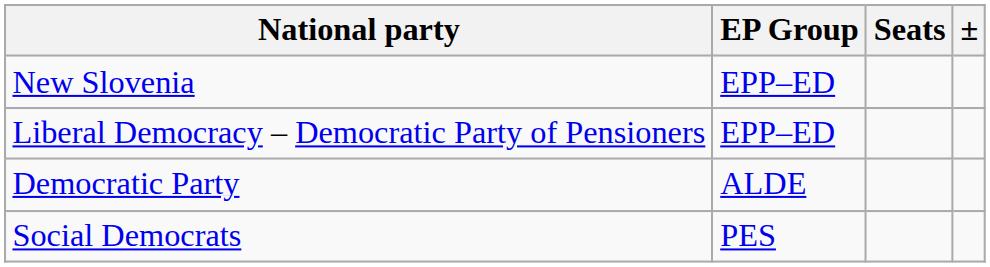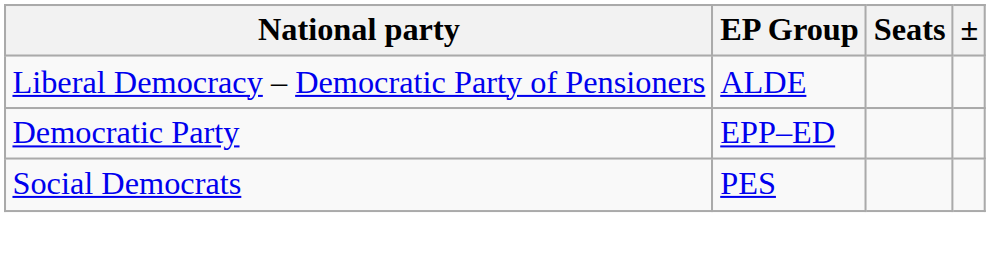- row: (104, 81)
(778, 132) EPP–ED -> (763, 81) ALDE
(763, 183) ALDE -> (778, 132) EPP–ED
